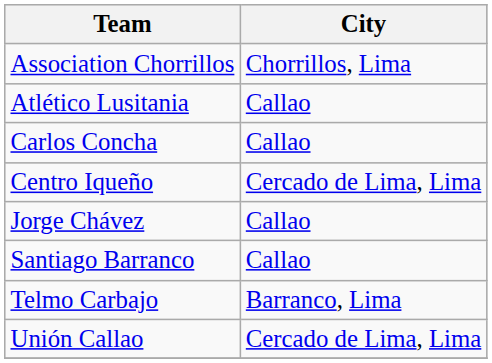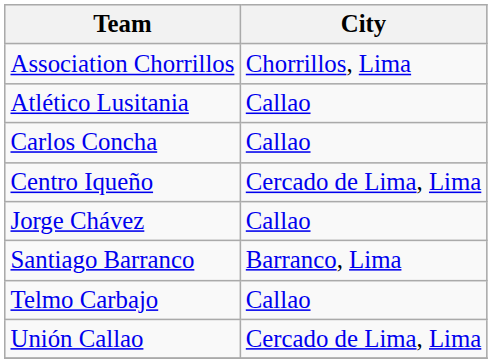(278, 260) Callao -> (324, 260) Barranco, Lima
(324, 299) Barranco, Lima -> (278, 299) Callao
